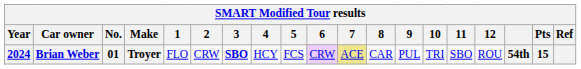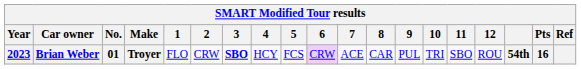(19, 54) 2024 -> (19, 54) 2023
(352, 54) khaki background -> (352, 54) no background
(543, 54) 15 -> (543, 54) 16
